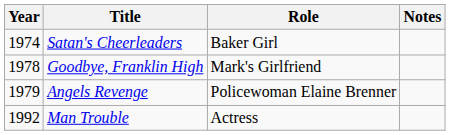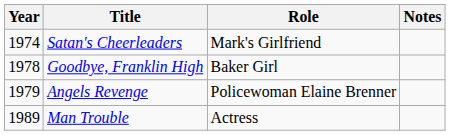(244, 42) Baker Girl -> (266, 42) Mark's Girlfriend
(266, 67) Mark's Girlfriend -> (244, 67) Baker Girl
(24, 117) 1992 -> (24, 117) 1989
